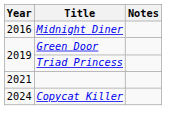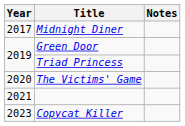(19, 30) 2016 -> (19, 30) 2017
+ row: (89, 80)
(19, 96) 2024 -> (19, 113) 2023
